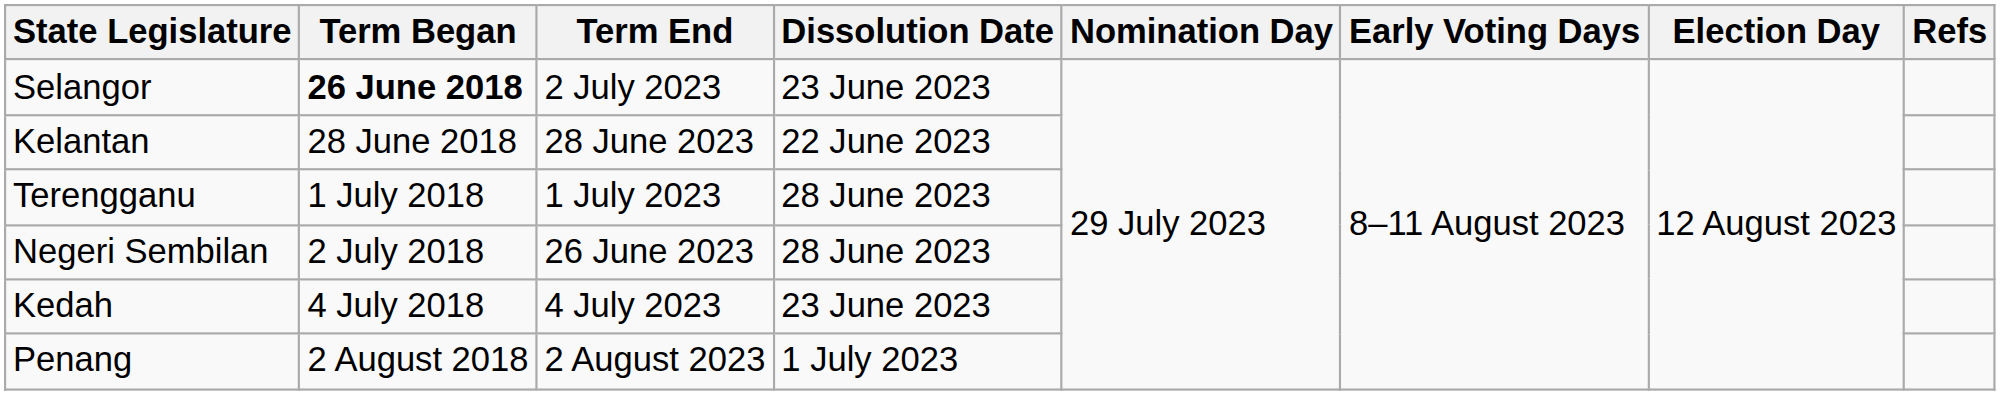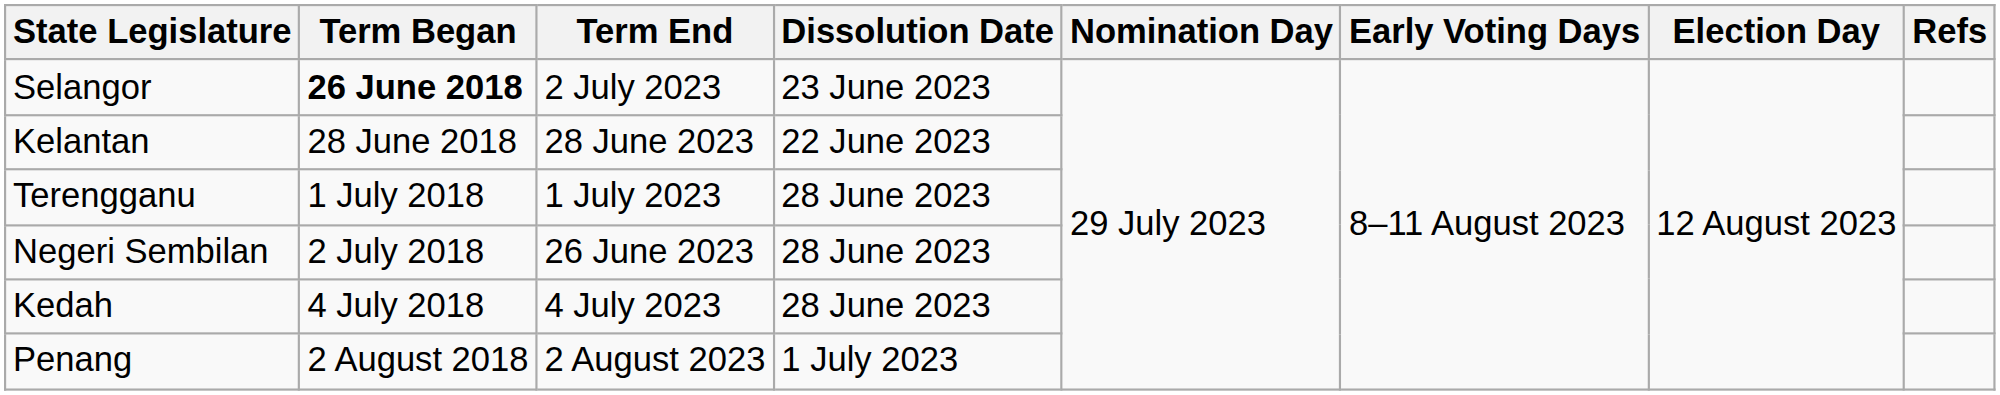(886, 305) 23 June 2023 -> (886, 305) 28 June 2023
